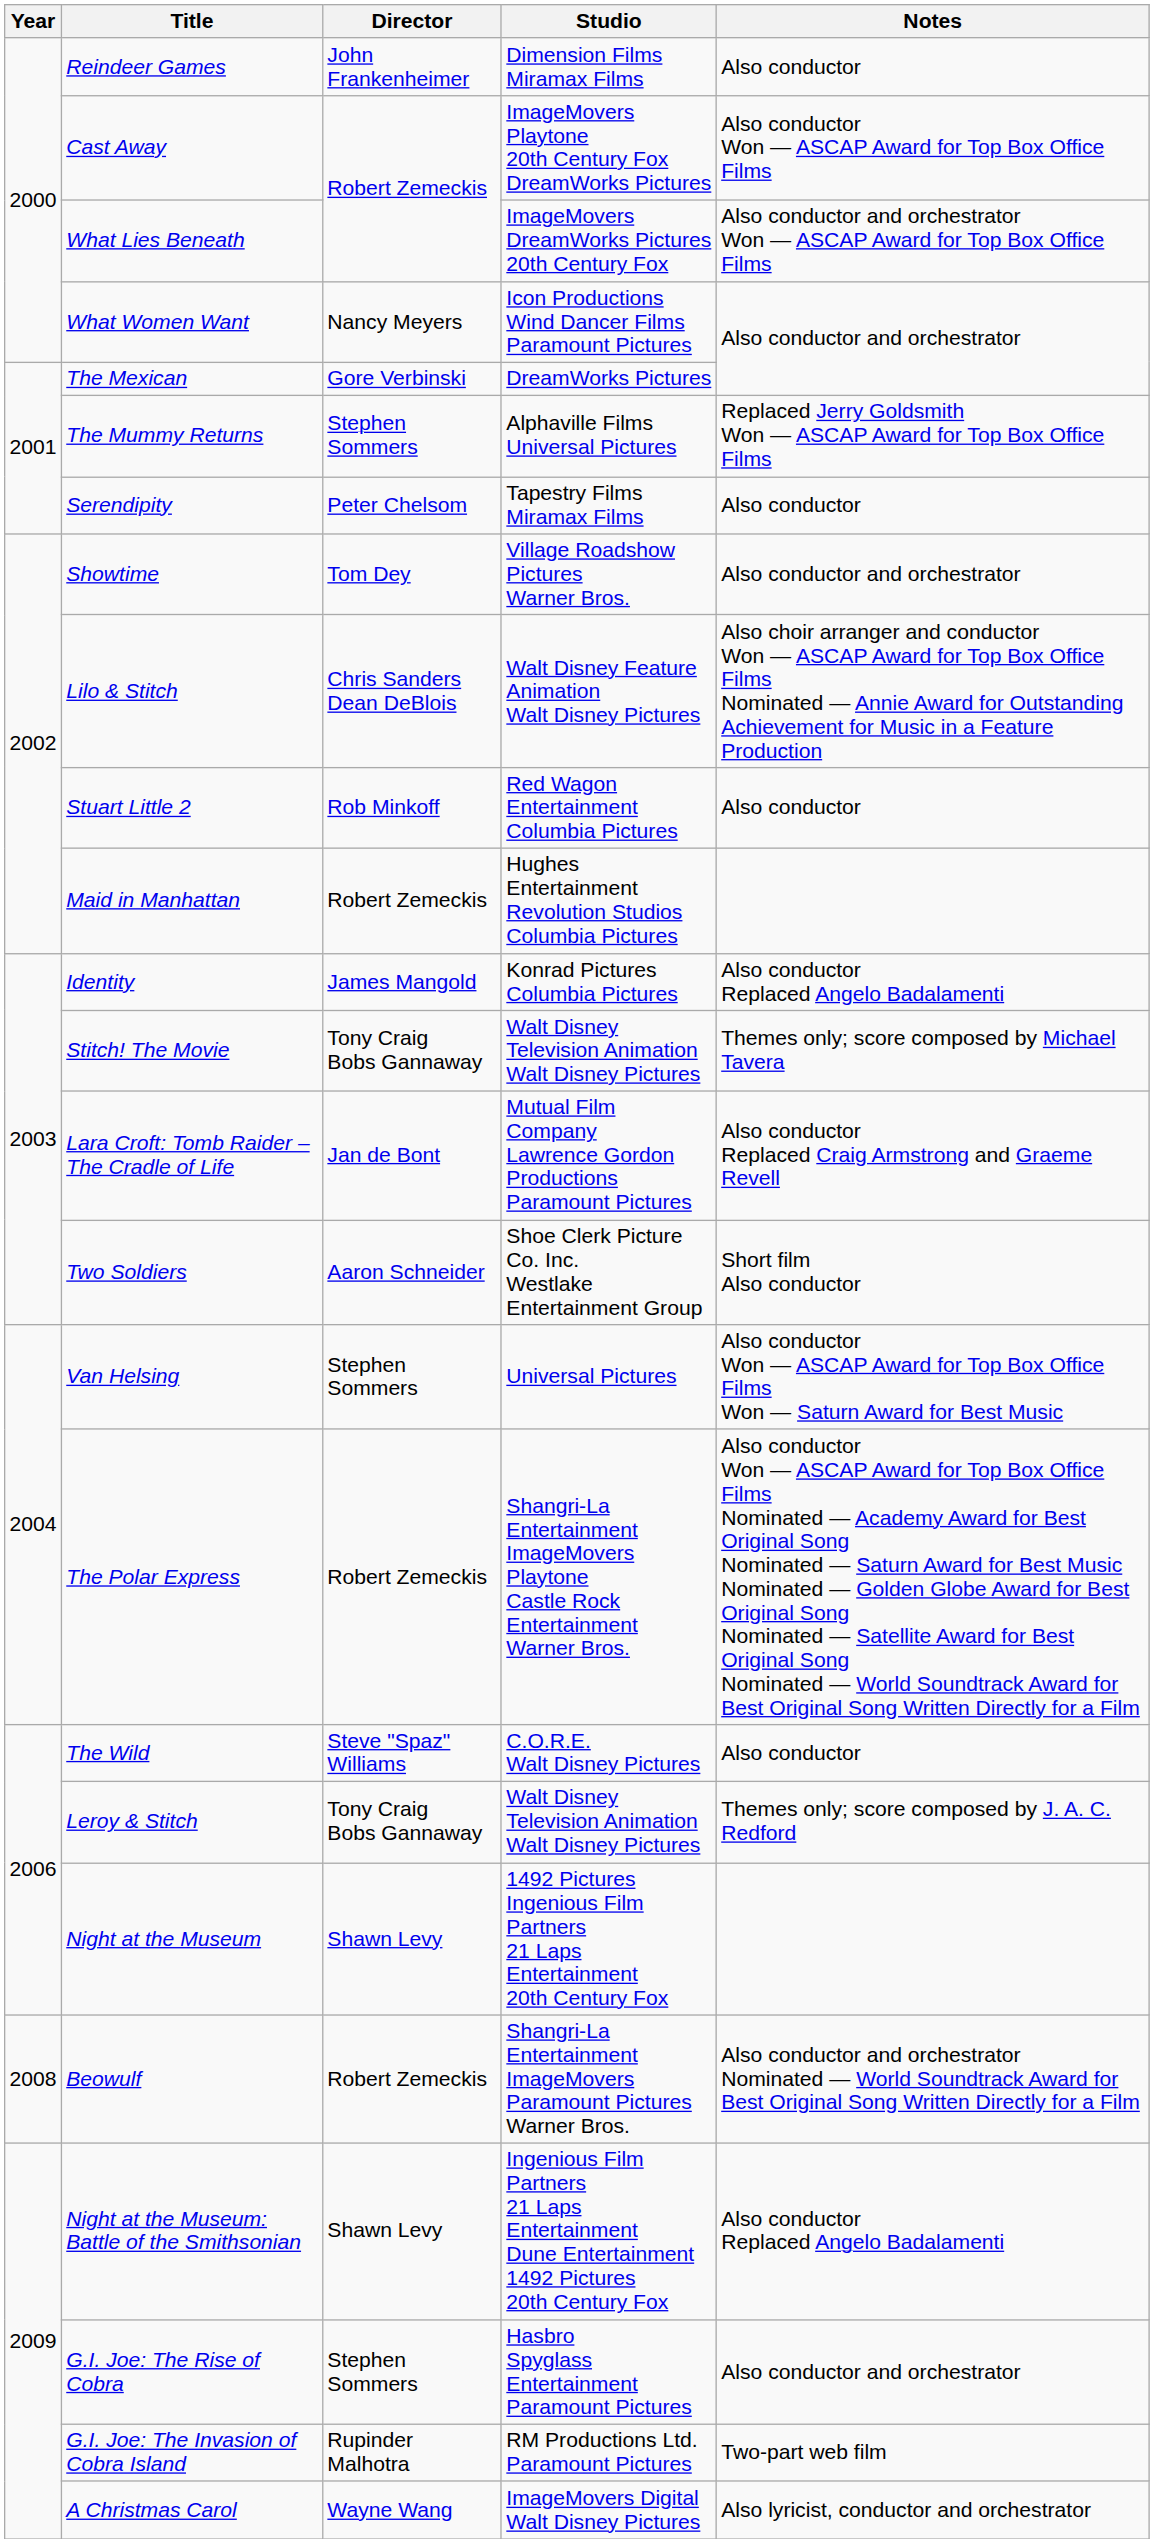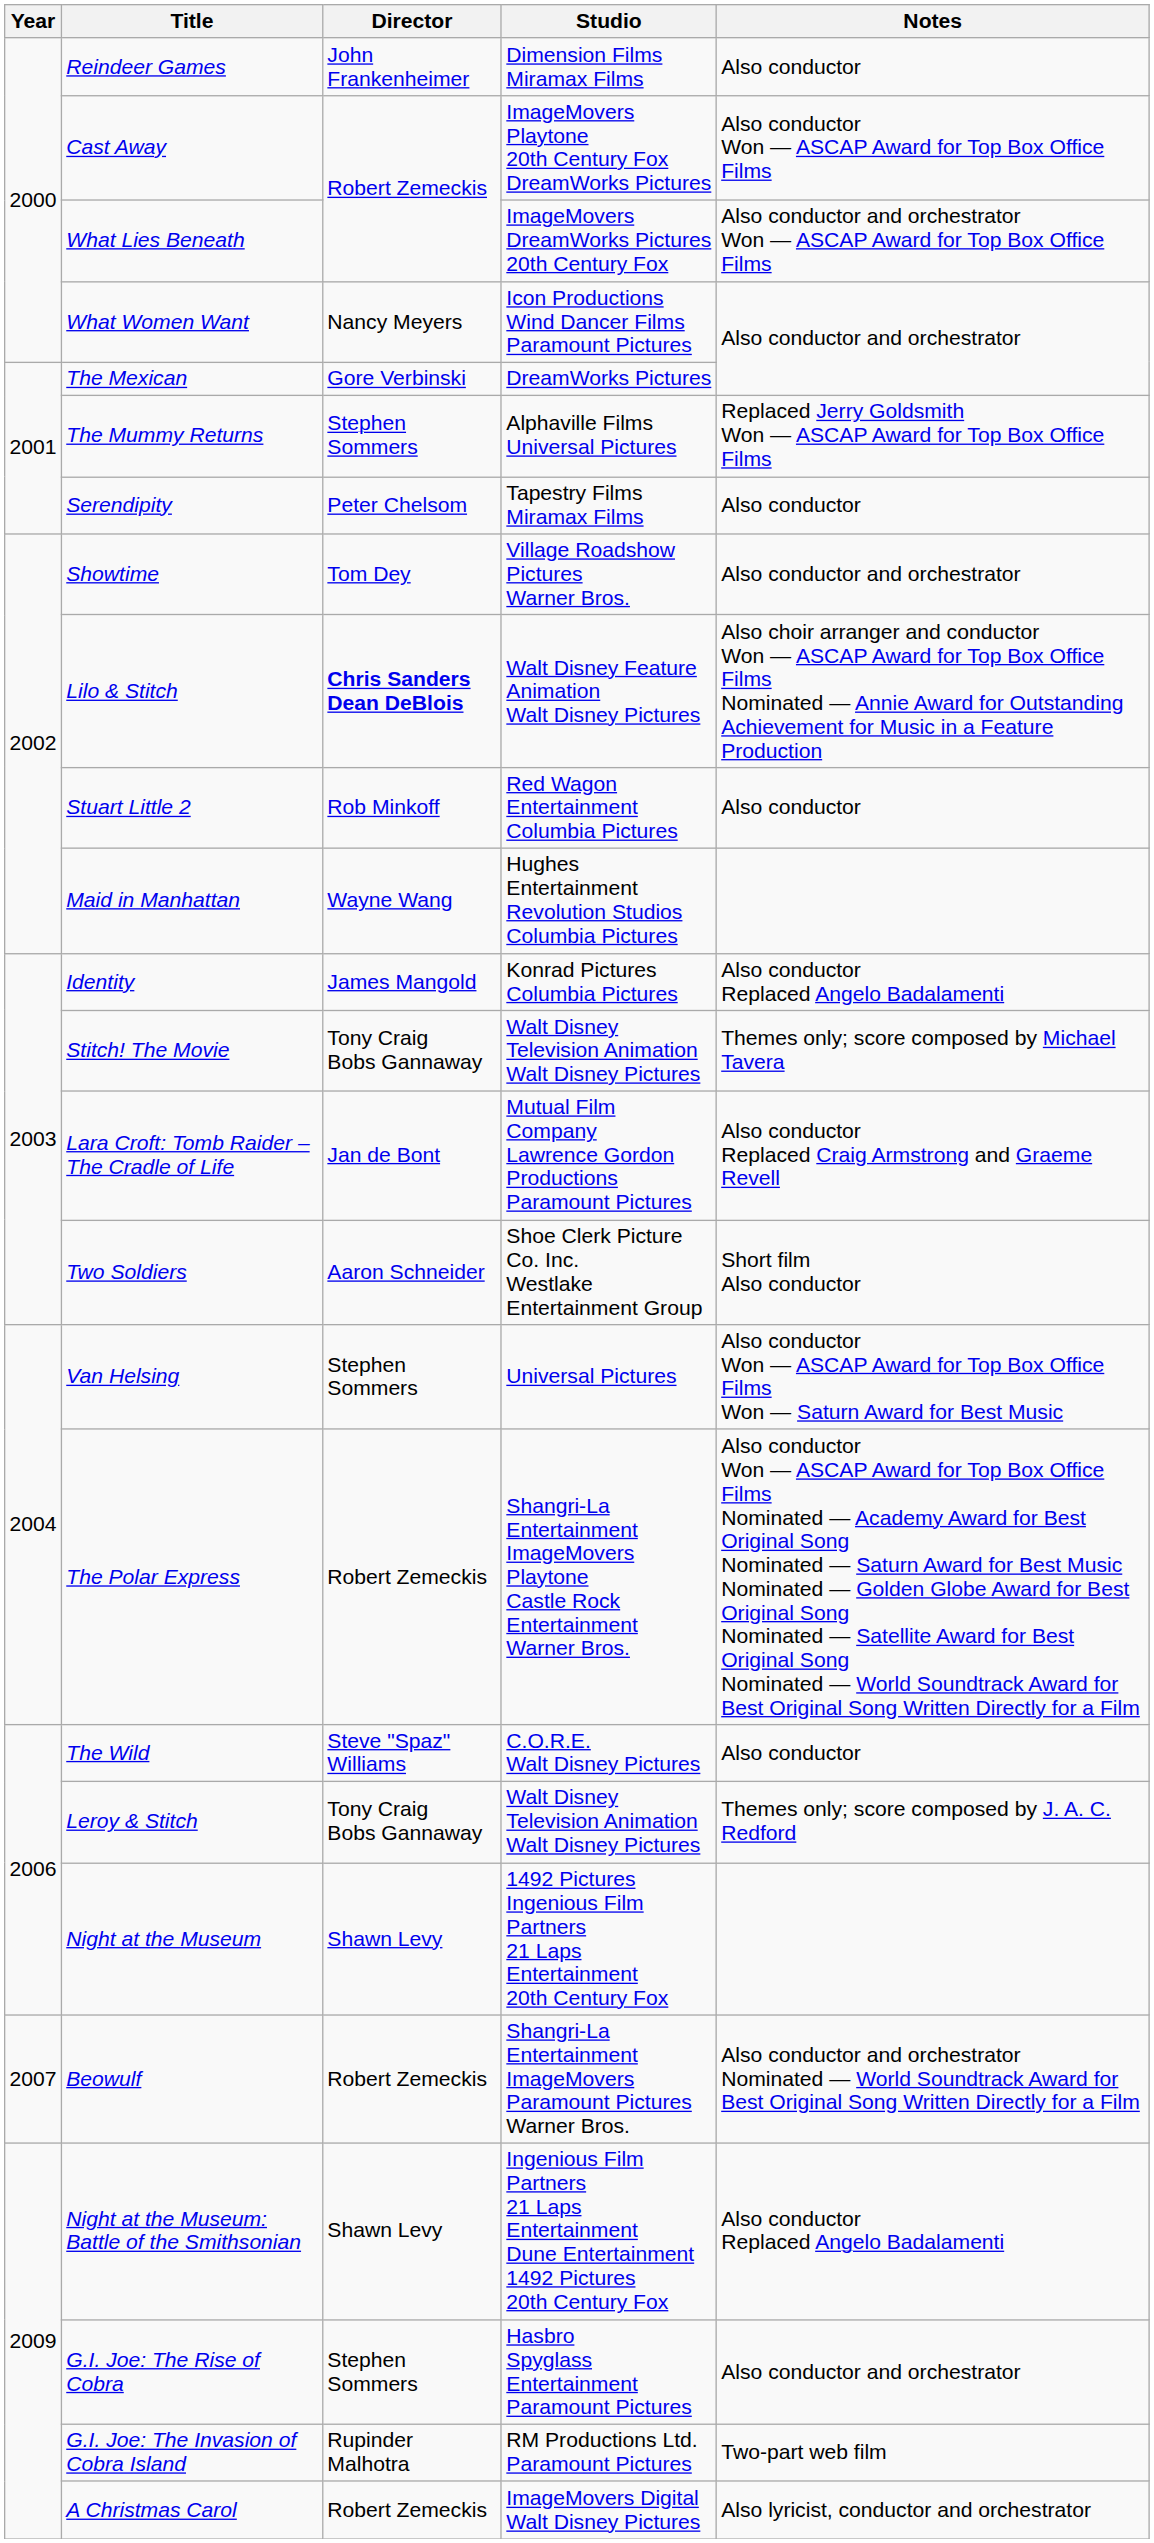(394, 690) normal -> (399, 690) bold
(407, 900) Robert Zemeckis -> (390, 900) Wayne Wang
(33, 2078) 2008 -> (33, 2078) 2007
(390, 2509) Wayne Wang -> (407, 2509) Robert Zemeckis
